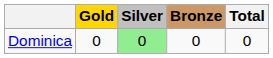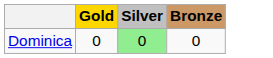- column: (247, 16)
